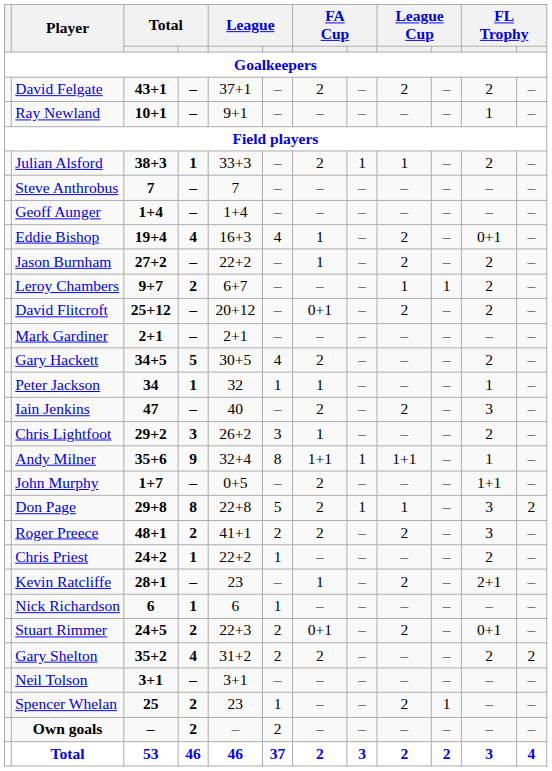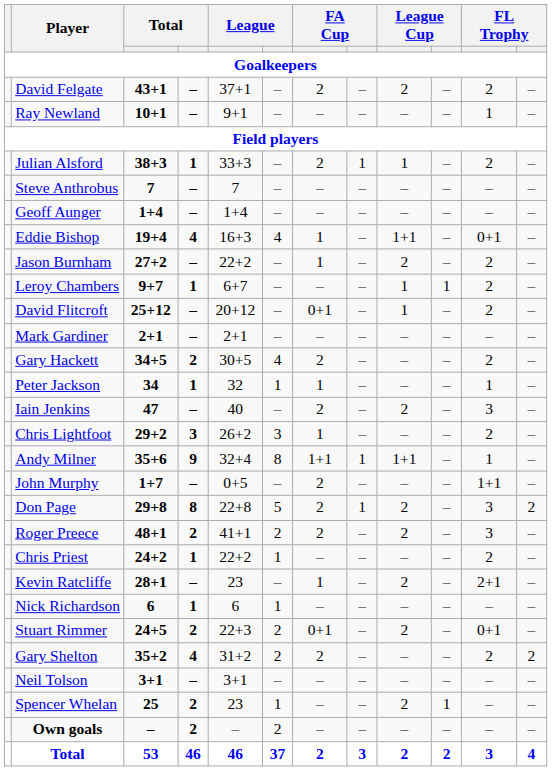(404, 237) 2 -> (404, 237) 1+1
(193, 286) 2 -> (193, 286) 1
(404, 310) 2 -> (404, 310) 1
(193, 360) 5 -> (193, 360) 2
(404, 507) 1 -> (404, 507) 2
